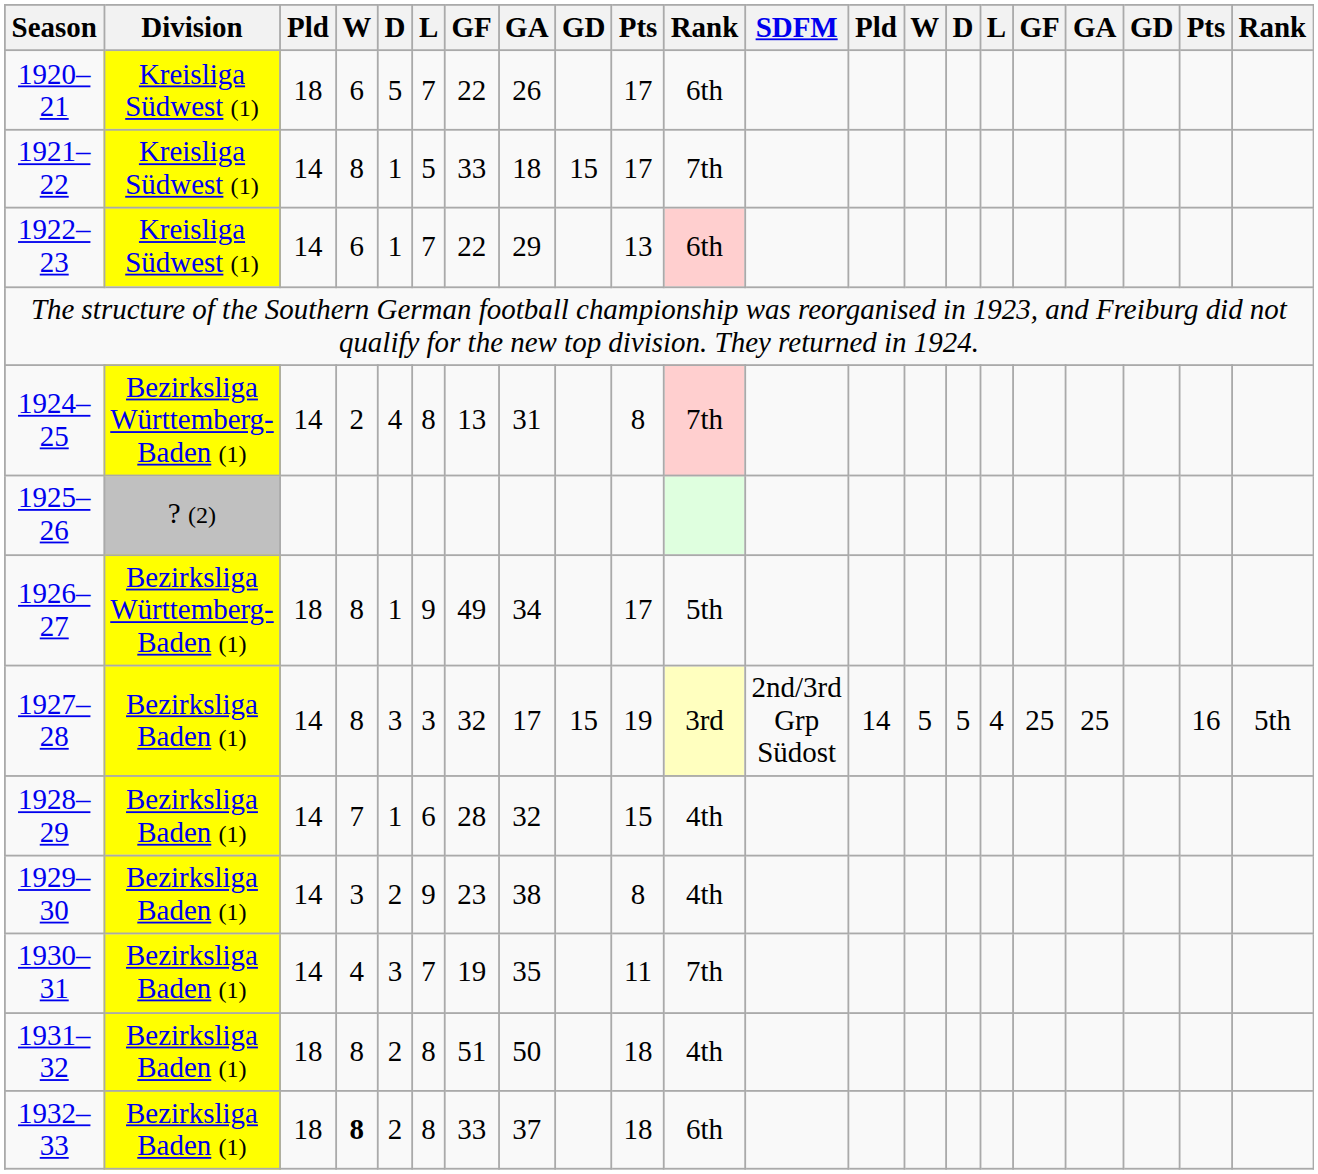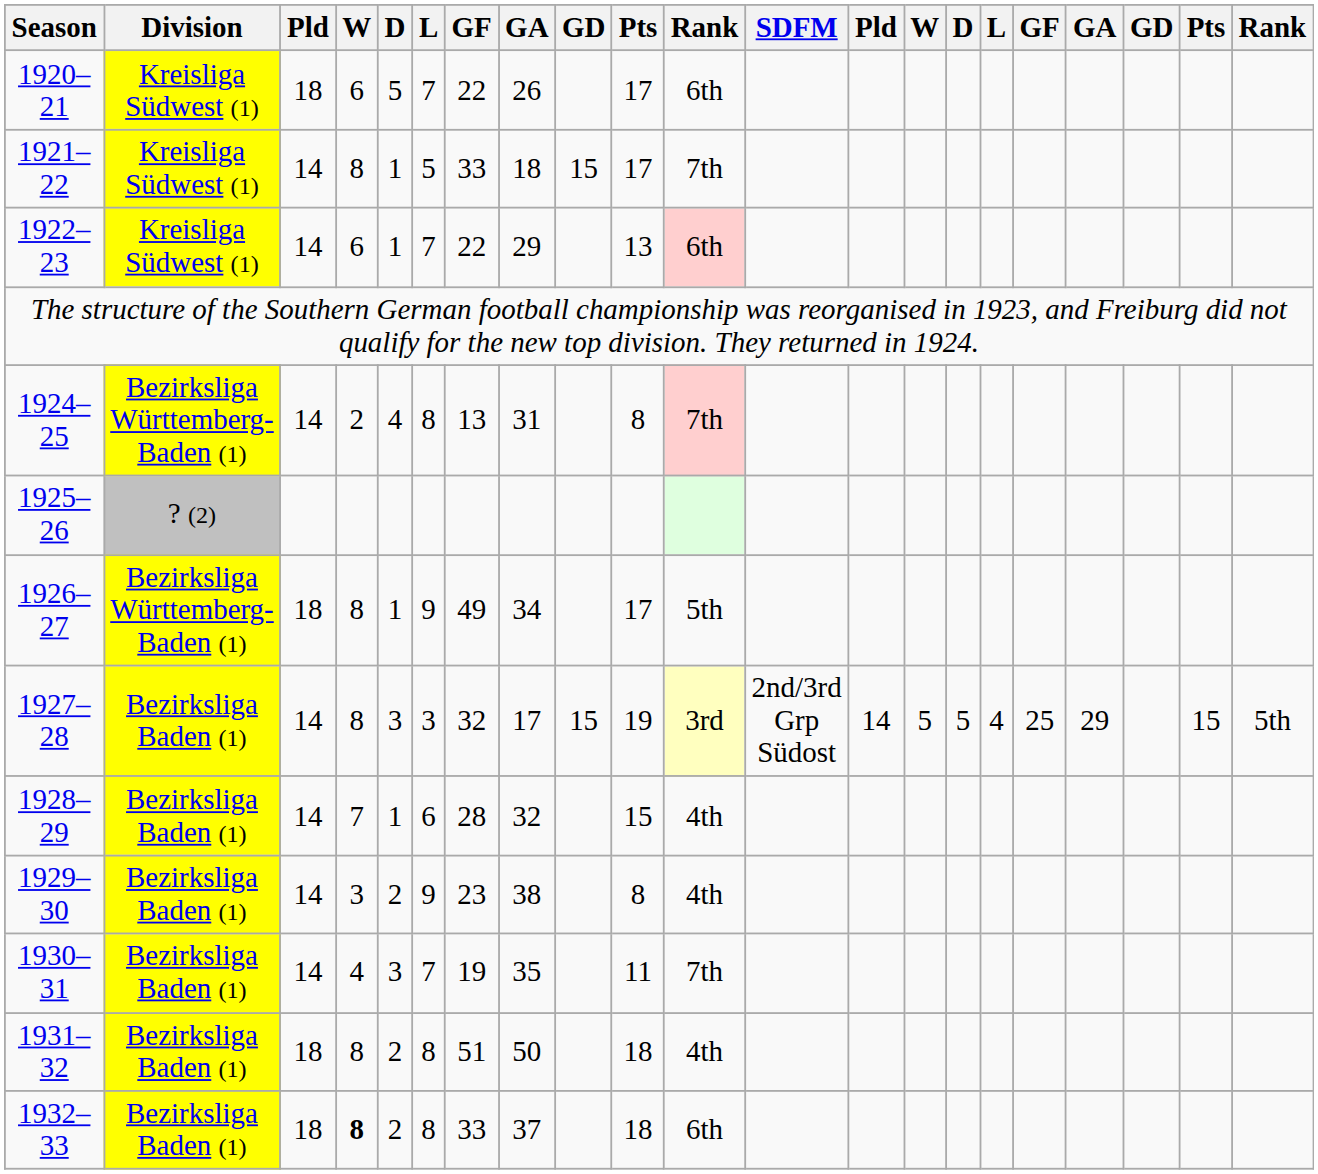(1095, 720) 25 -> (1095, 720) 29
(1206, 720) 16 -> (1206, 720) 15
